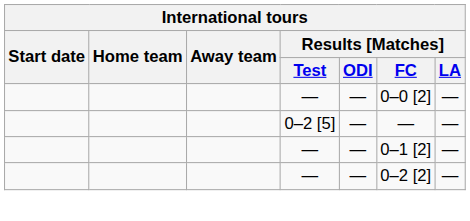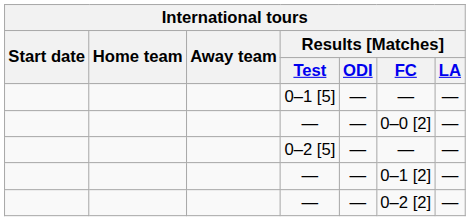+ row: (47, 97)
